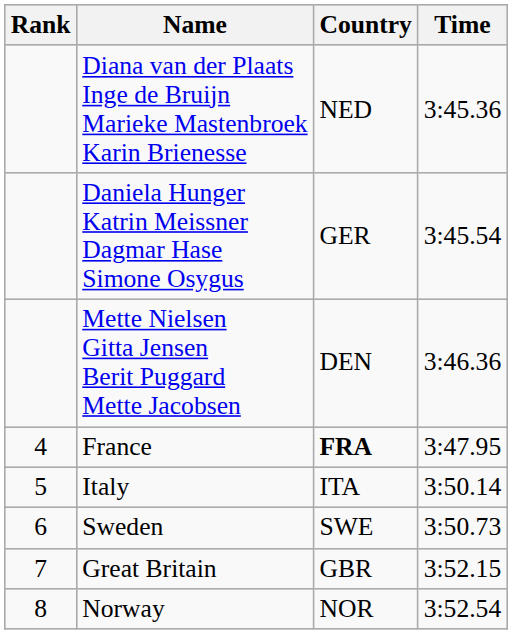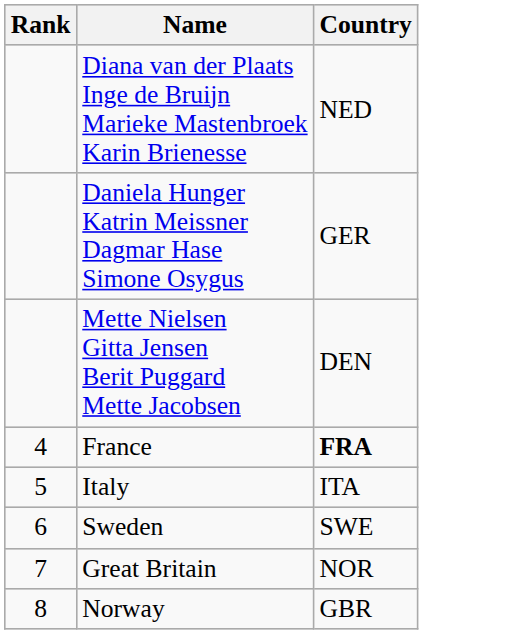- column: (462, 24)
(346, 568) GBR -> (346, 568) NOR
(346, 608) NOR -> (346, 608) GBR
